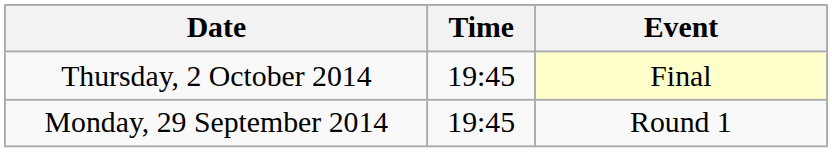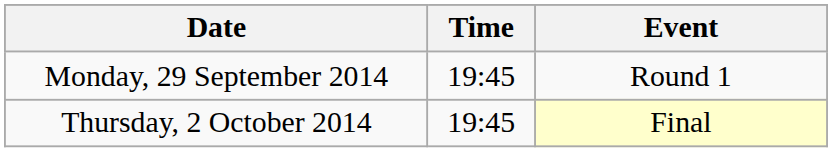rows swapped: (216, 122) <-> (216, 75)
